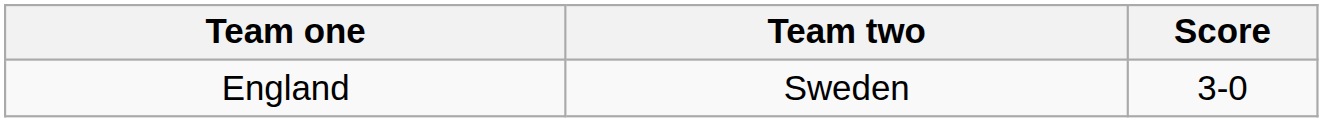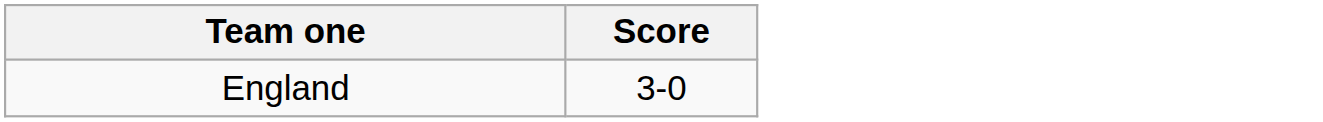- column: (847, 32)
